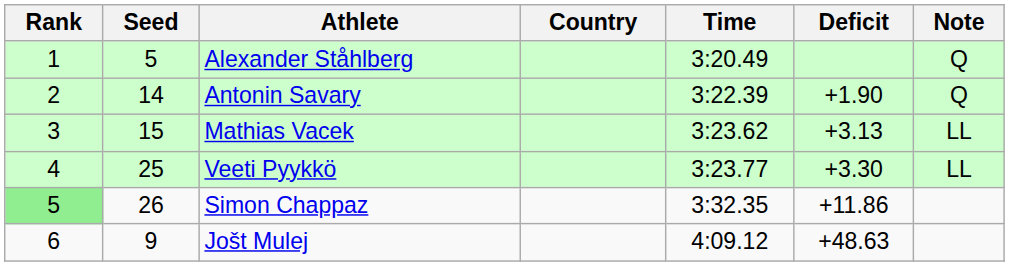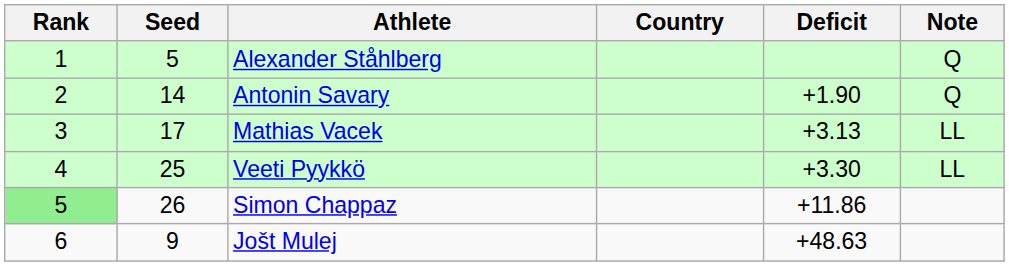- column: (730, 22)
(151, 132) 15 -> (173, 132) 17
